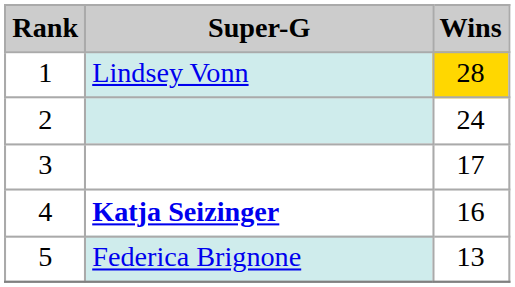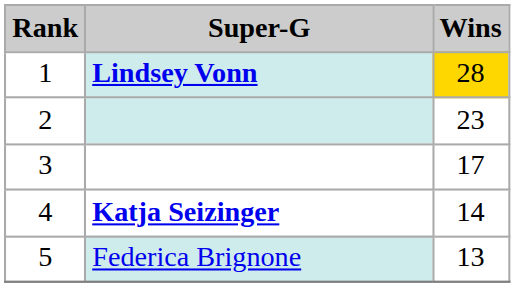(170, 73) normal -> (175, 73) bold
(471, 119) 24 -> (471, 119) 23
(471, 211) 16 -> (471, 211) 14
